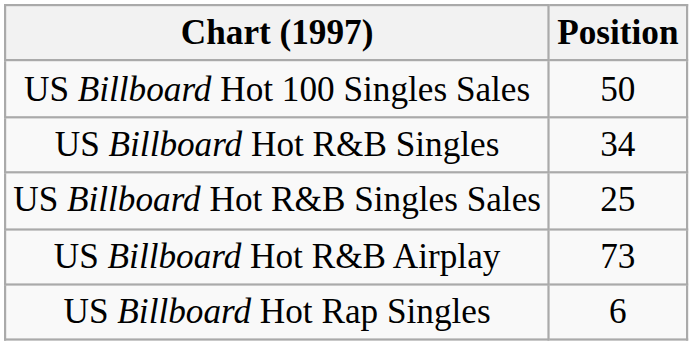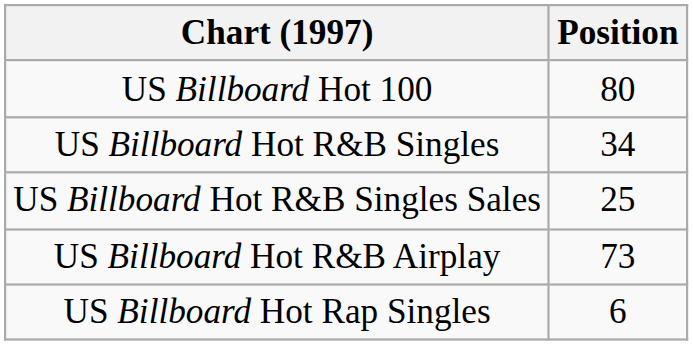+ row: (277, 88)
- row: (277, 88)
